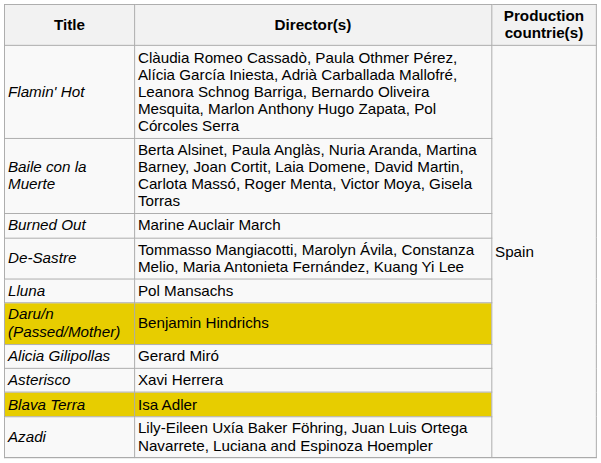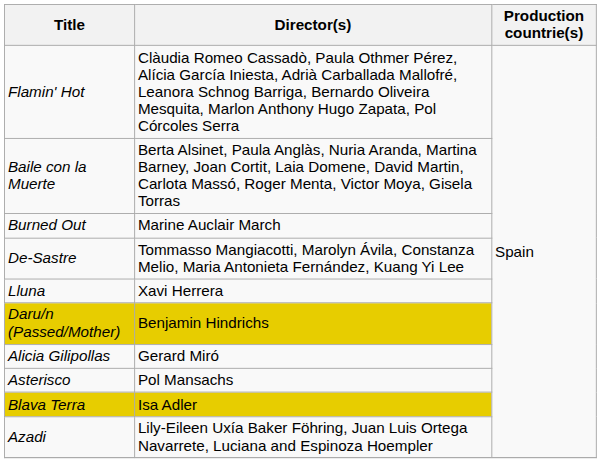(186, 290) Pol Mansachs -> (181, 290) Xavi Herrera
(181, 380) Xavi Herrera -> (186, 380) Pol Mansachs
